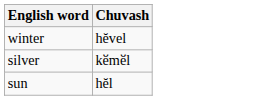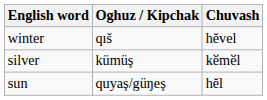+ column: (147, 15)
